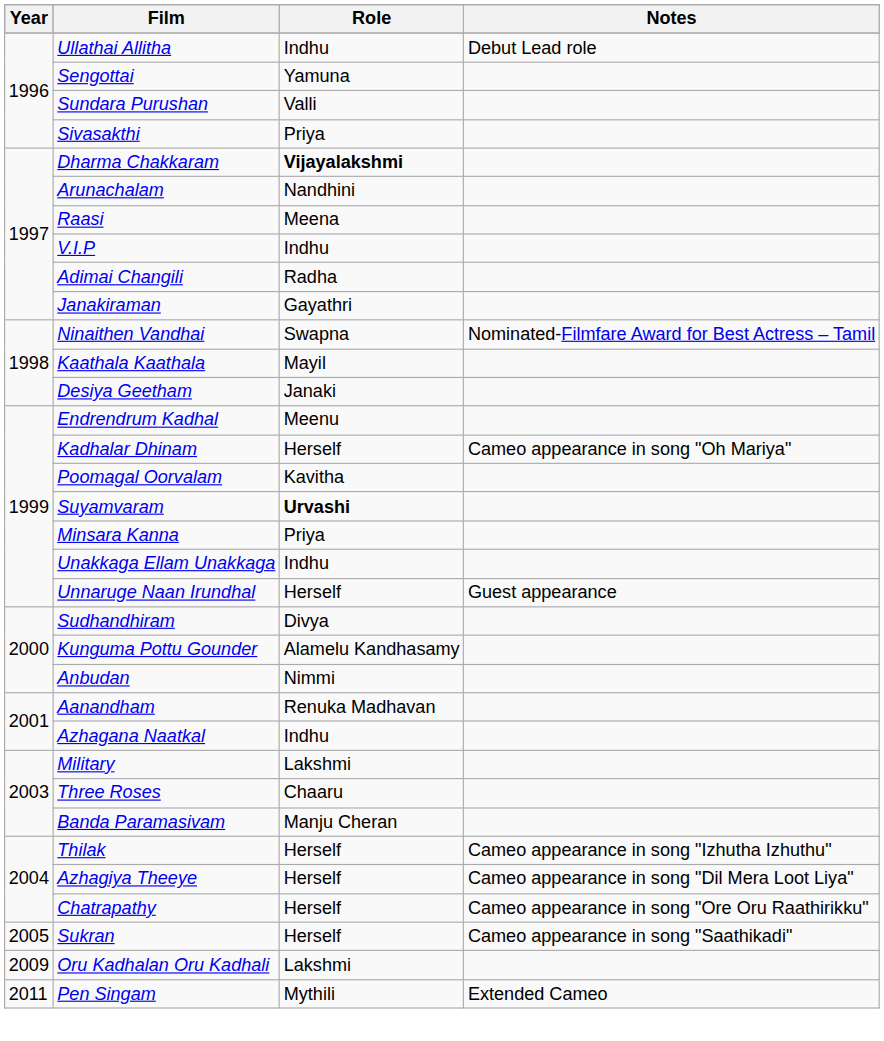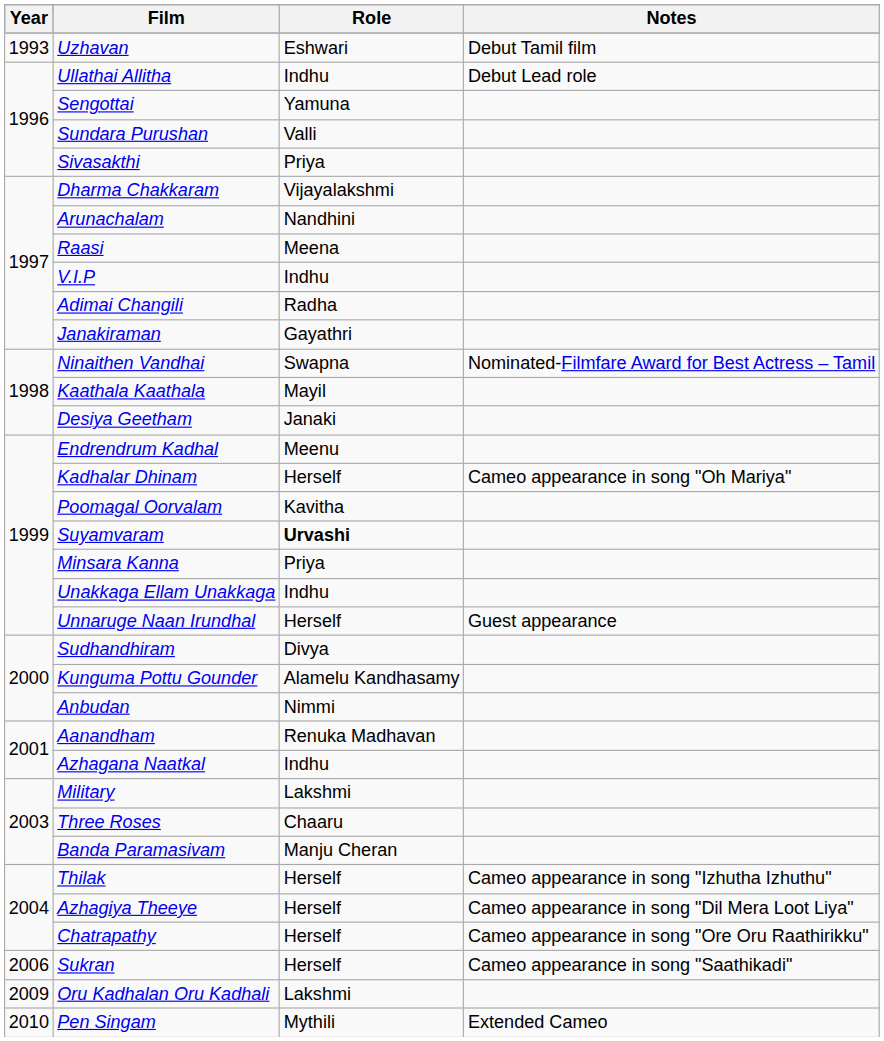+ row: (93, 47)
(343, 162) bold -> (339, 190) normal
(29, 936) 2005 -> (29, 965) 2006
(28, 993) 2011 -> (29, 1022) 2010
